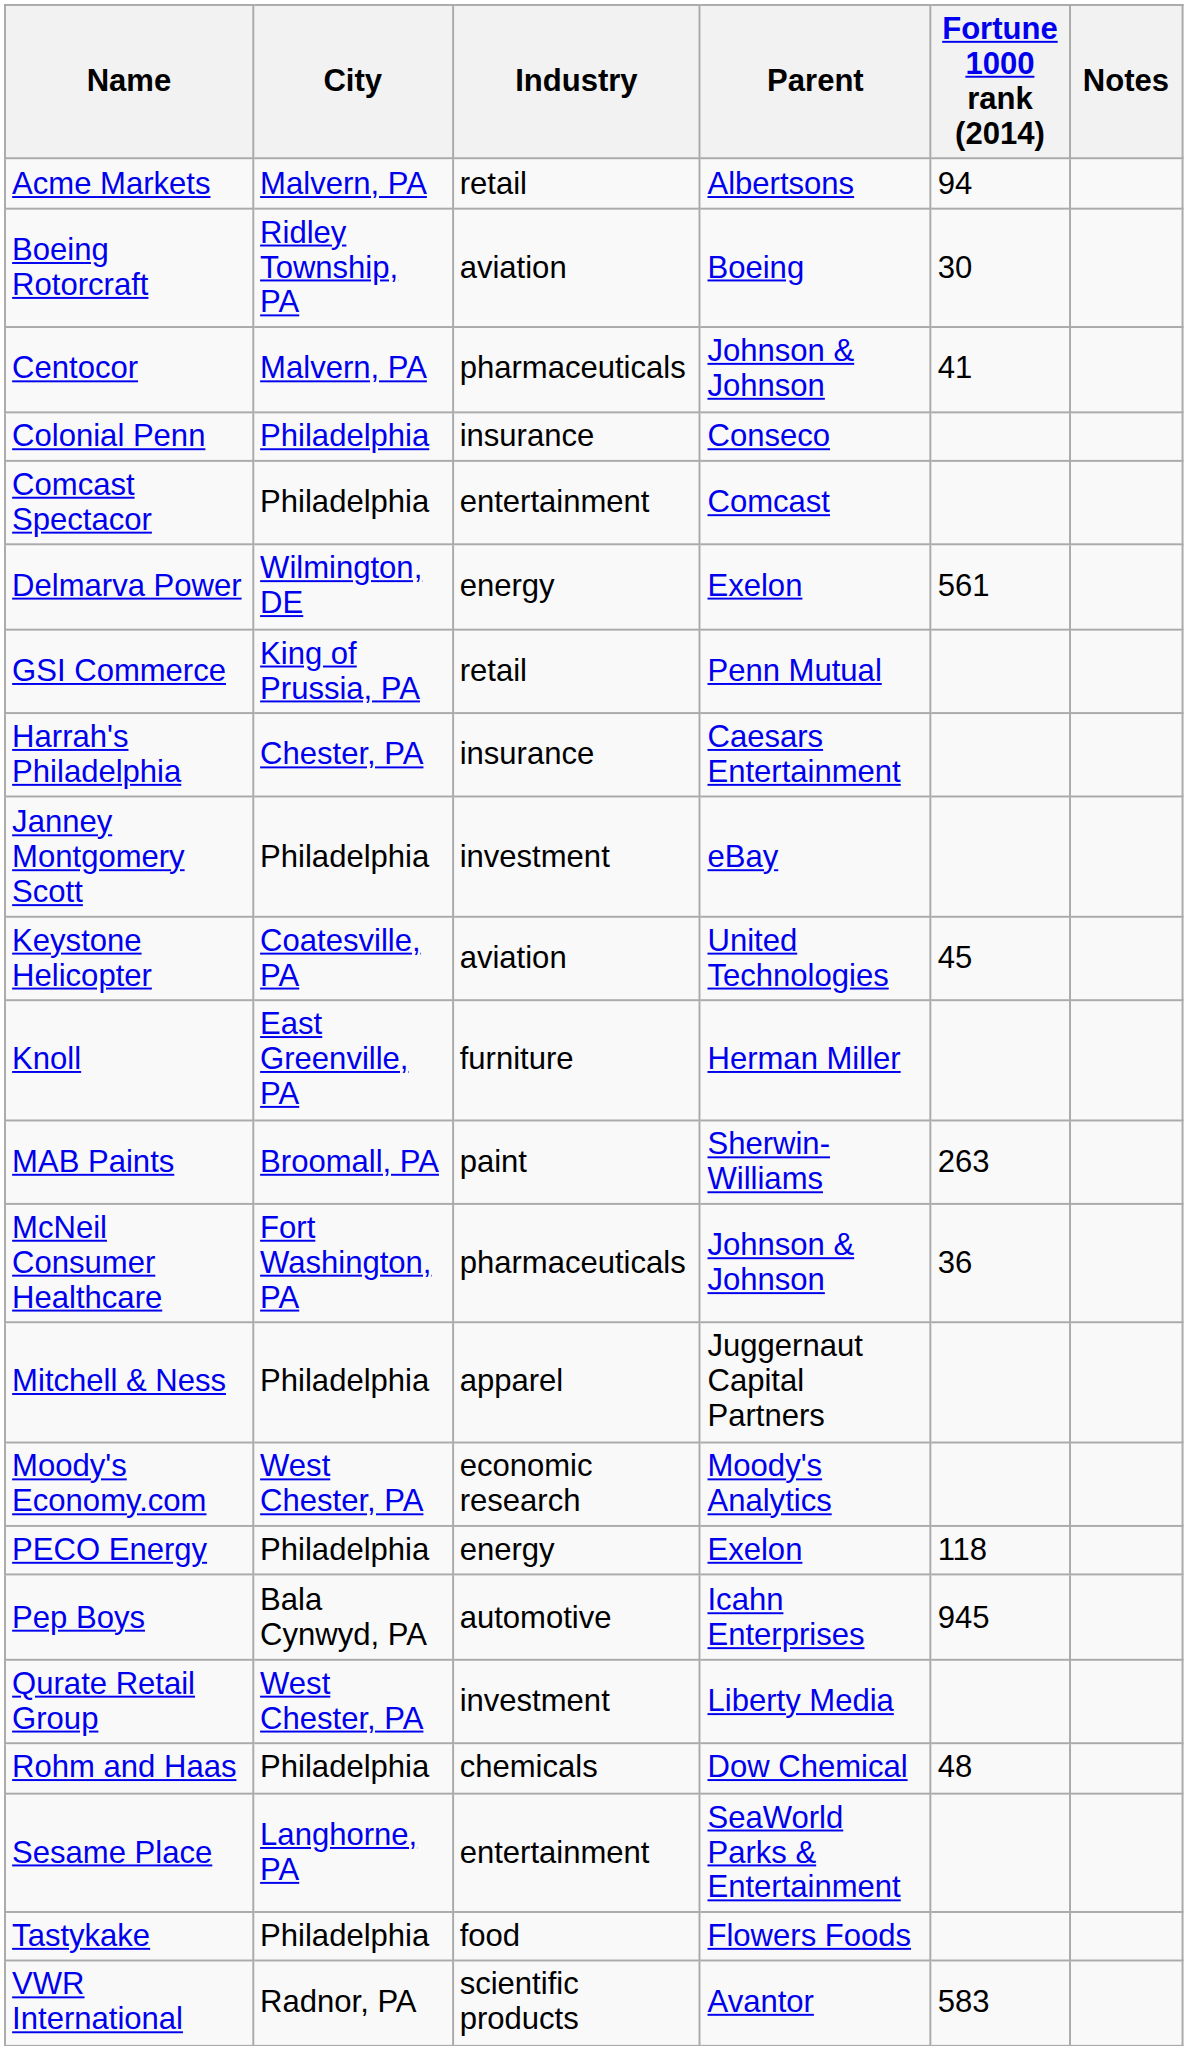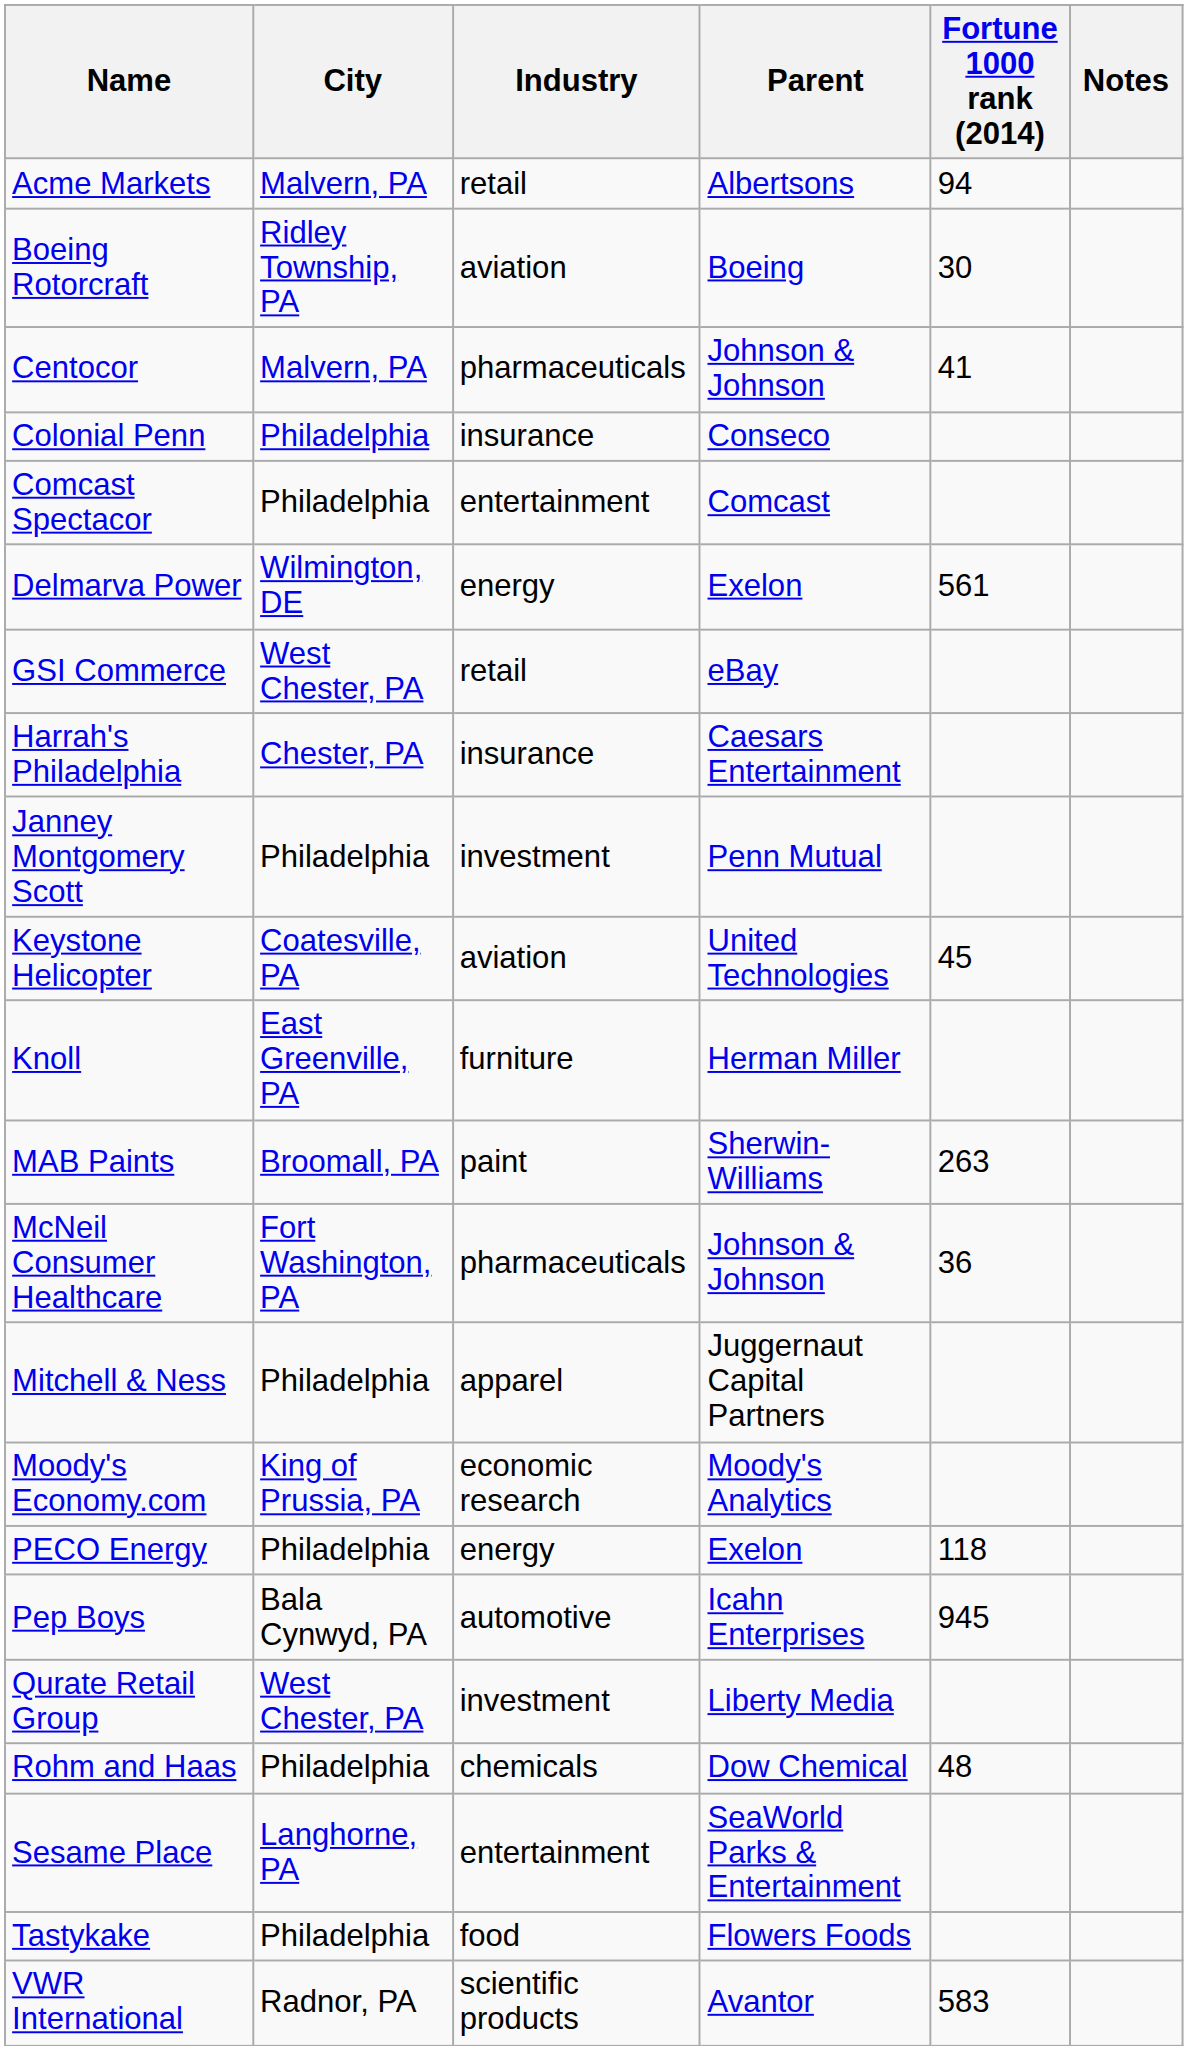(340, 670) King of Prussia, PA -> (342, 670) West Chester, PA
(795, 670) Penn Mutual -> (743, 670) eBay
(743, 856) eBay -> (795, 856) Penn Mutual
(342, 1483) West Chester, PA -> (340, 1483) King of Prussia, PA
